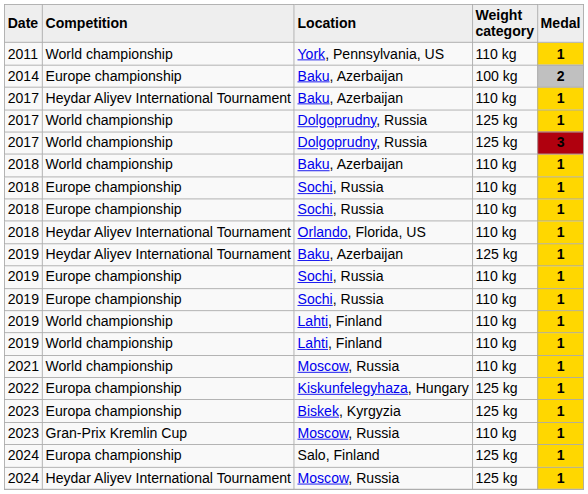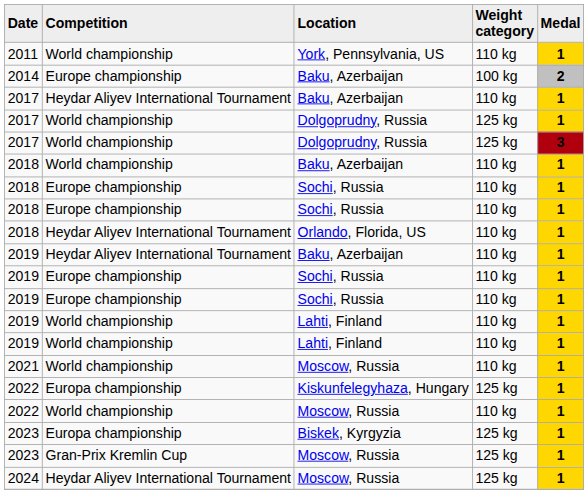(497, 254) 125 kg -> (496, 254) 110 kg
+ row: (23, 411)
(496, 433) 110 kg -> (497, 455) 125 kg
- row: (23, 455)
